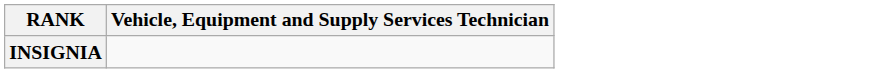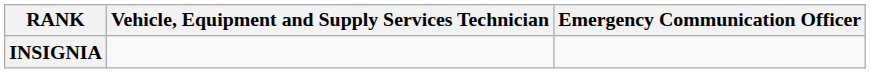+ column: (710, 20)
